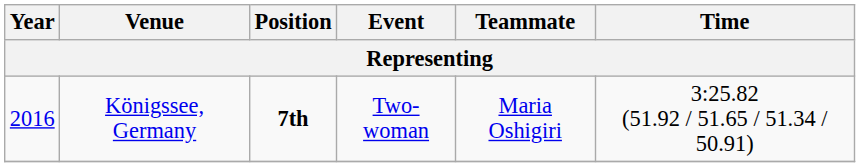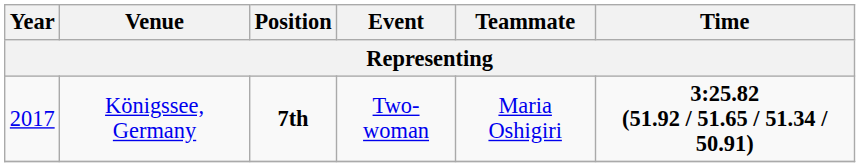(32, 118) 2016 -> (32, 118) 2017
(725, 118) normal -> (725, 118) bold
